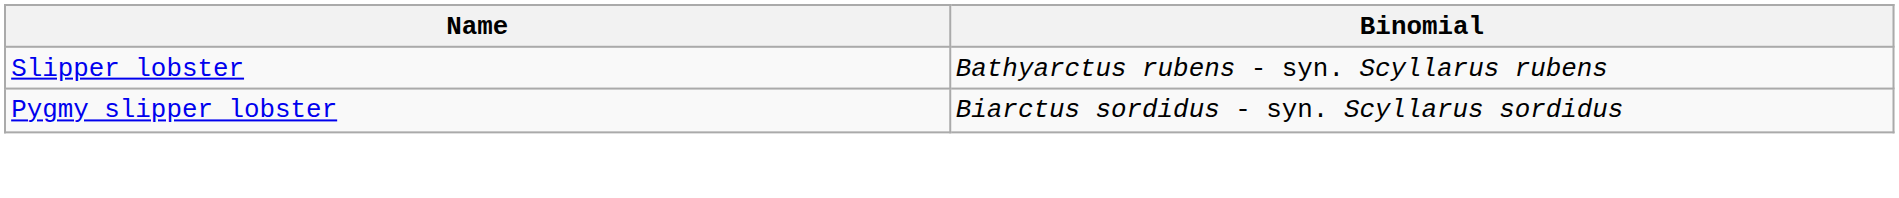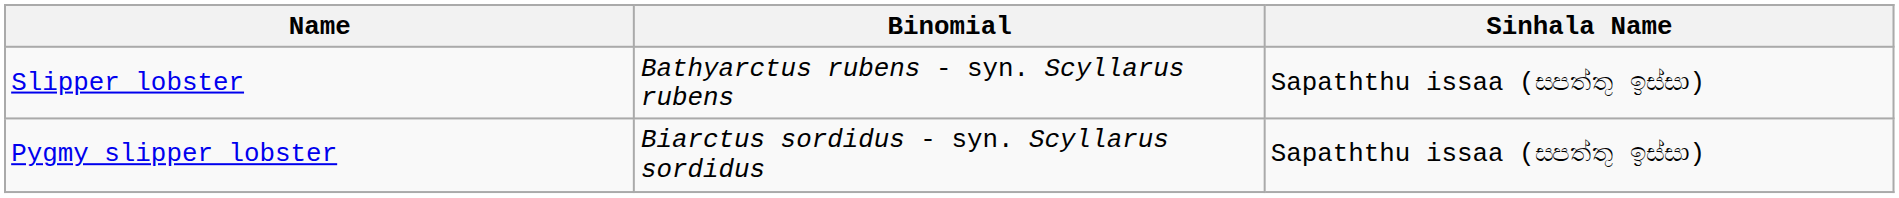+ column: (1579, 26)
